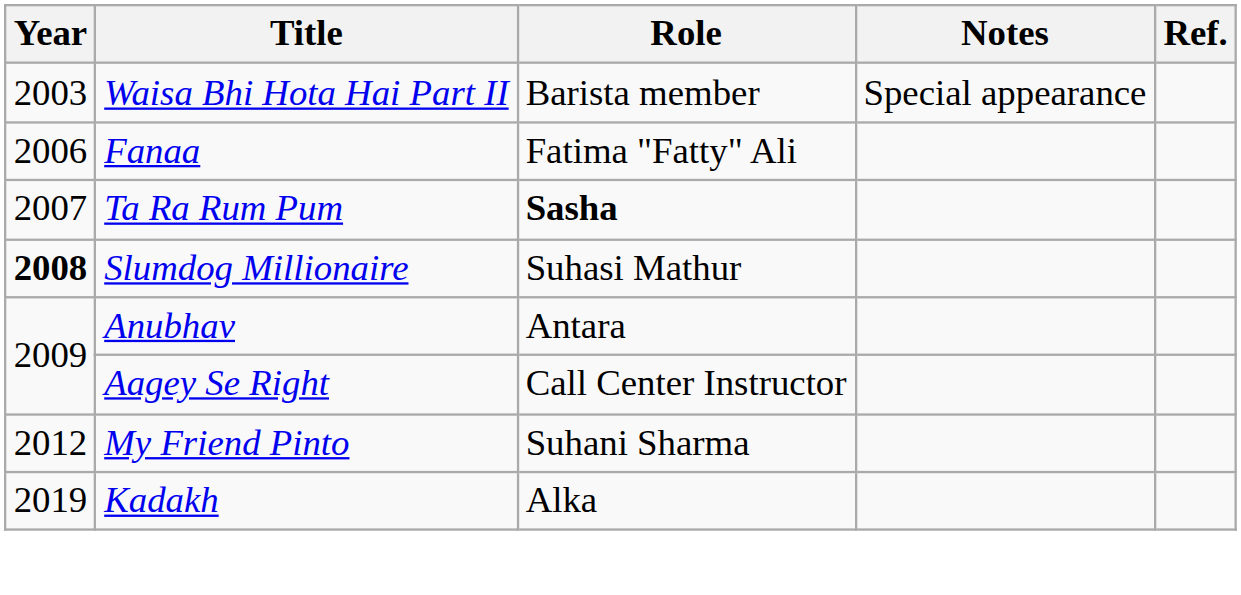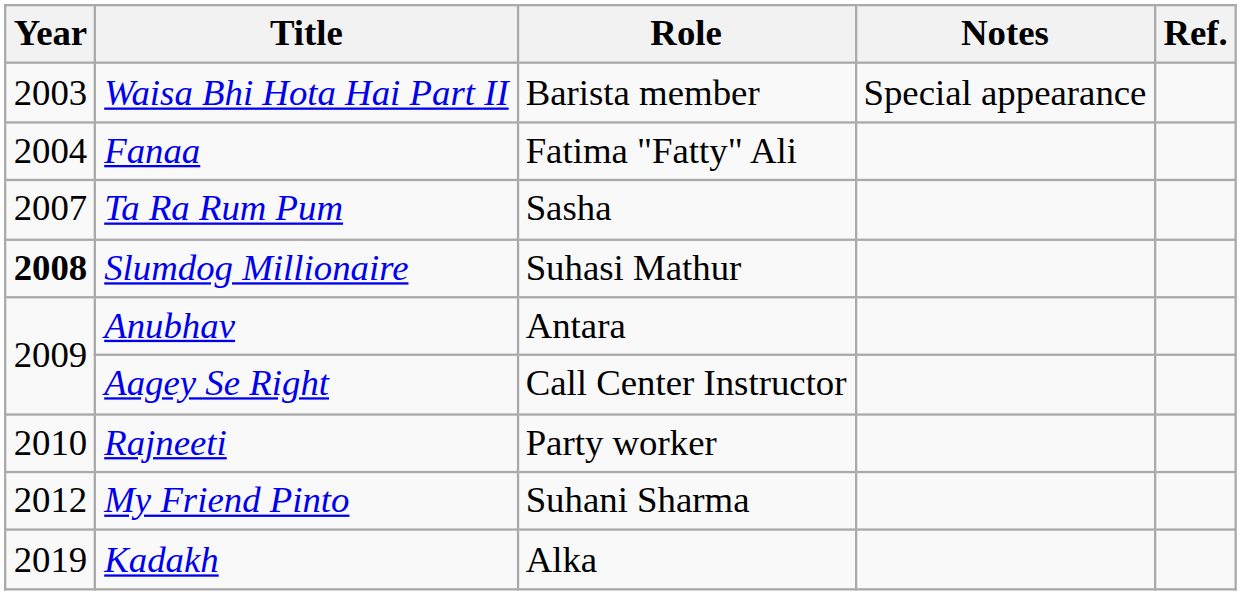(50, 150) 2006 -> (50, 150) 2004
(572, 208) bold -> (569, 208) normal
+ row: (166, 442)
